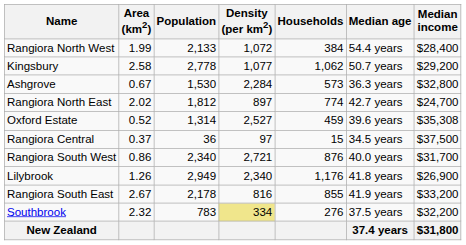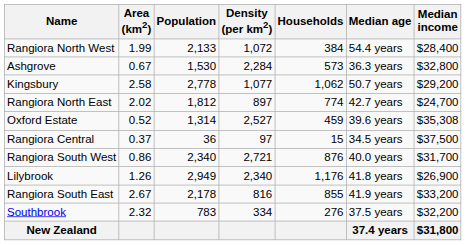rows swapped: (33, 66) <-> (31, 84)
(263, 212) khaki background -> (263, 212) no background
